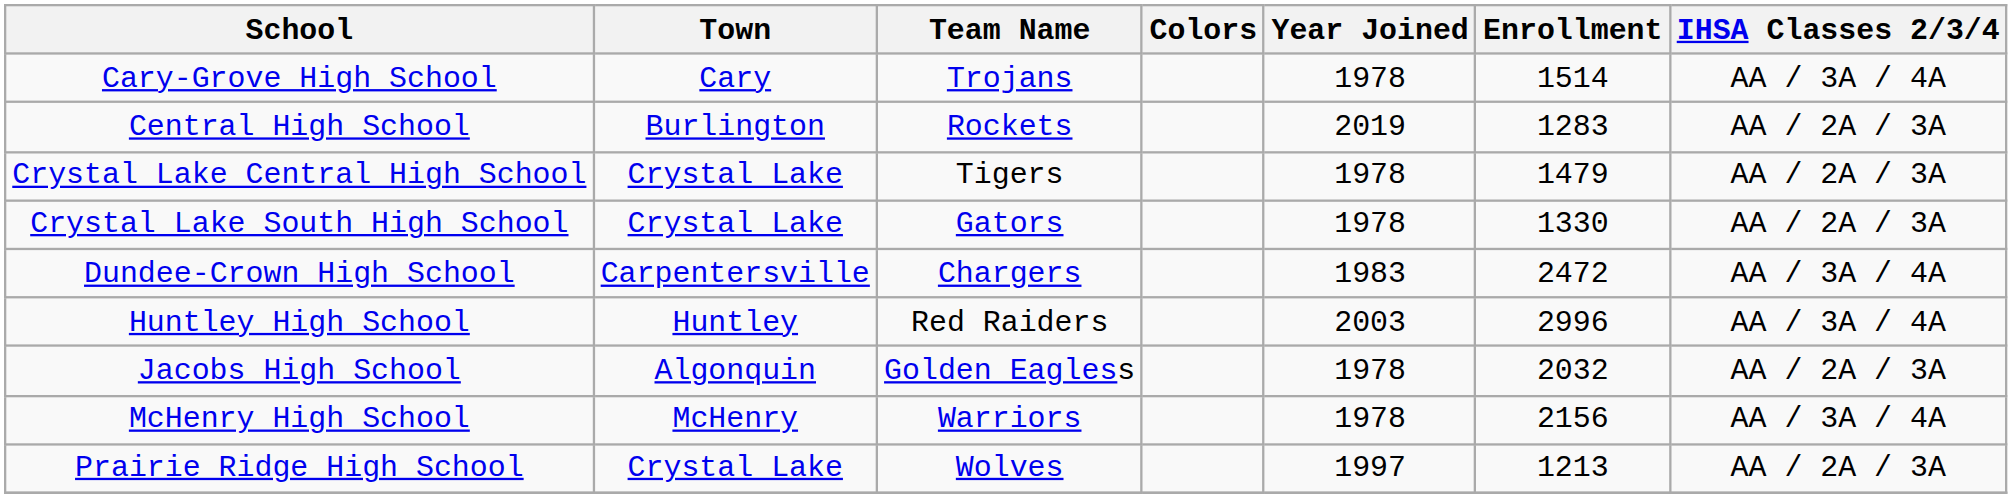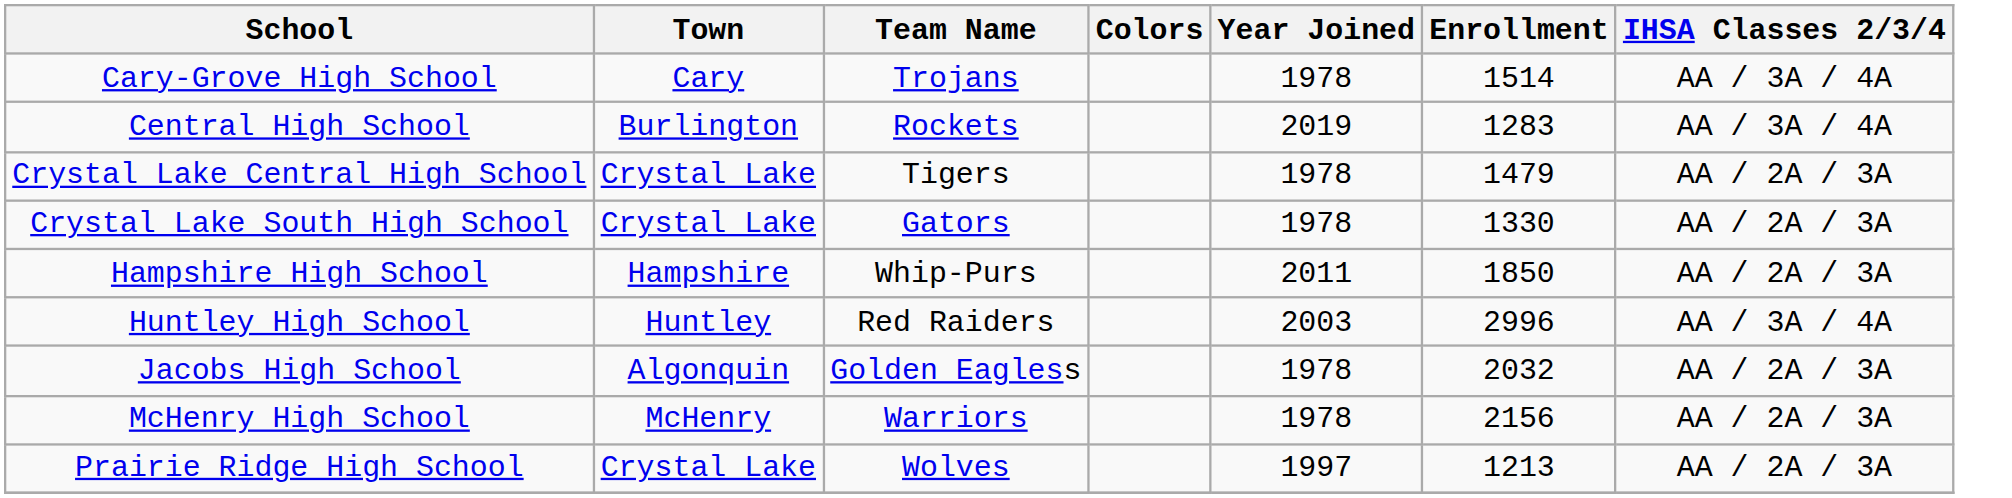(1838, 127) AA / 2A / 3A -> (1784, 127) AA / 3A / 4A
- row: (299, 273)
+ row: (299, 273)
(1838, 419) AA / 3A / 4A -> (1784, 419) AA / 2A / 3A
